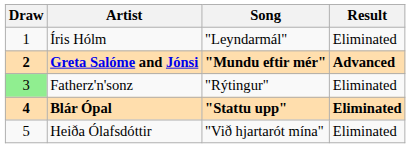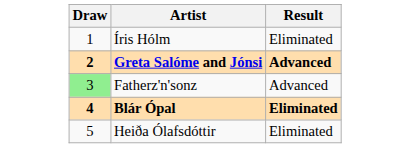- column: (266, 16)
(365, 85) Eliminated -> (298, 85) Advanced
